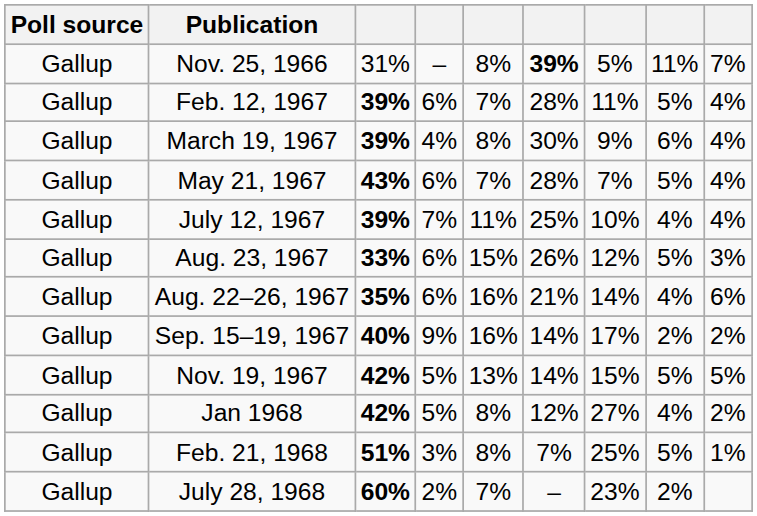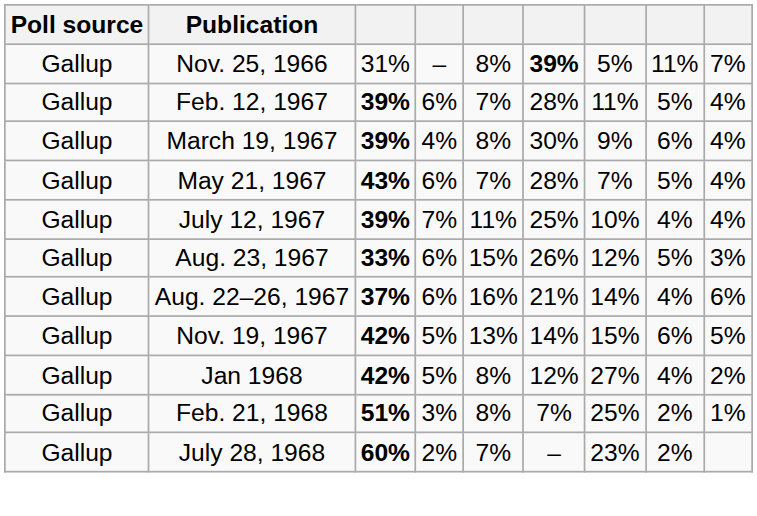(385, 297) 35% -> (385, 297) 37%
- row: (252, 336)
(675, 375) 5% -> (675, 336) 6%
(675, 453) 5% -> (675, 414) 2%
